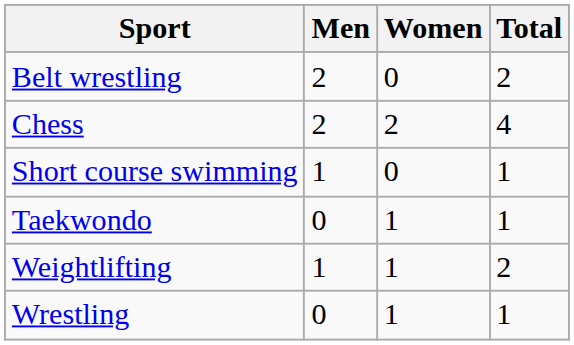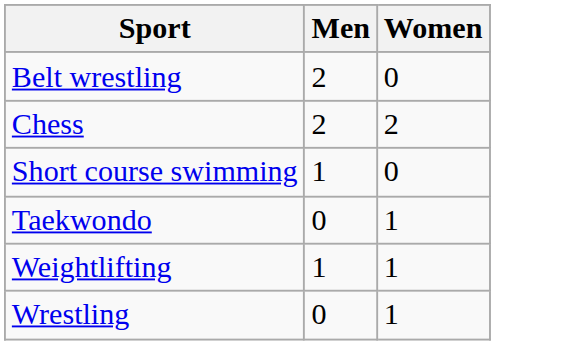- column: (529, 28)
